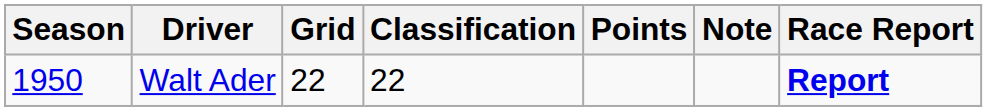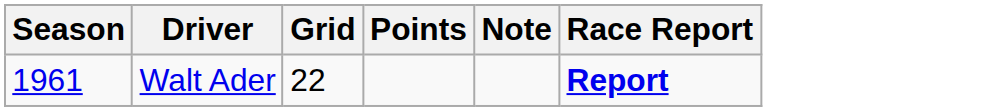- column: (473, 29)
(48, 79) 1950 -> (48, 79) 1961
